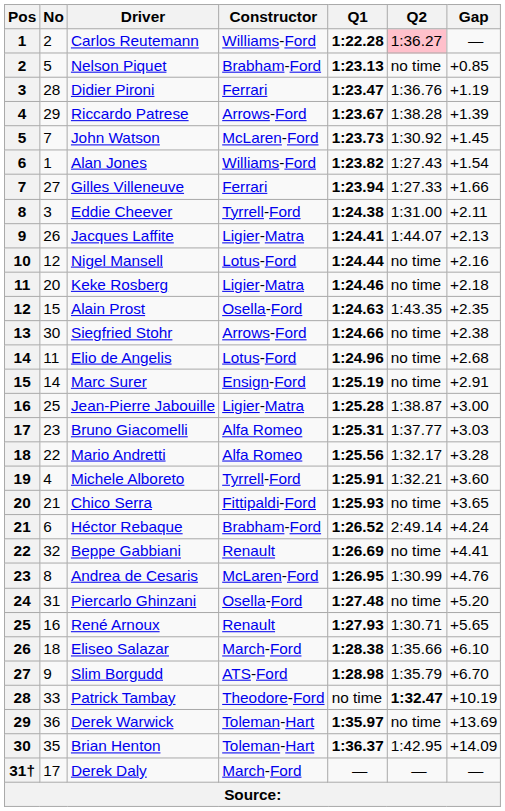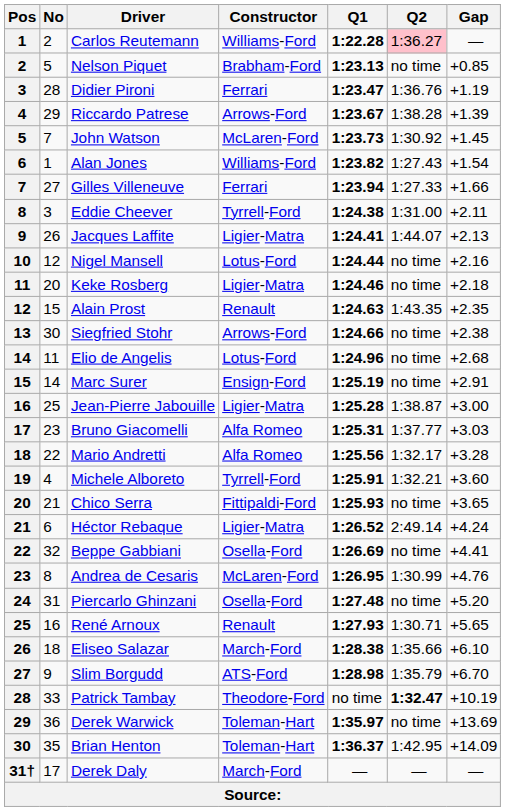(262, 308) Osella-Ford -> (249, 308) Renault
(272, 527) Brabham-Ford -> (263, 527) Ligier-Matra
(249, 552) Renault -> (262, 552) Osella-Ford
